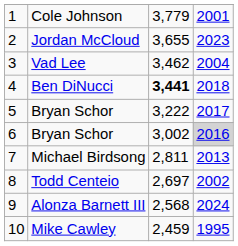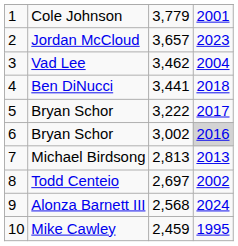(171, 39) 3,655 -> (171, 39) 3,657
(171, 87) bold -> (171, 87) normal
(170, 157) 2,811 -> (171, 157) 2,813
